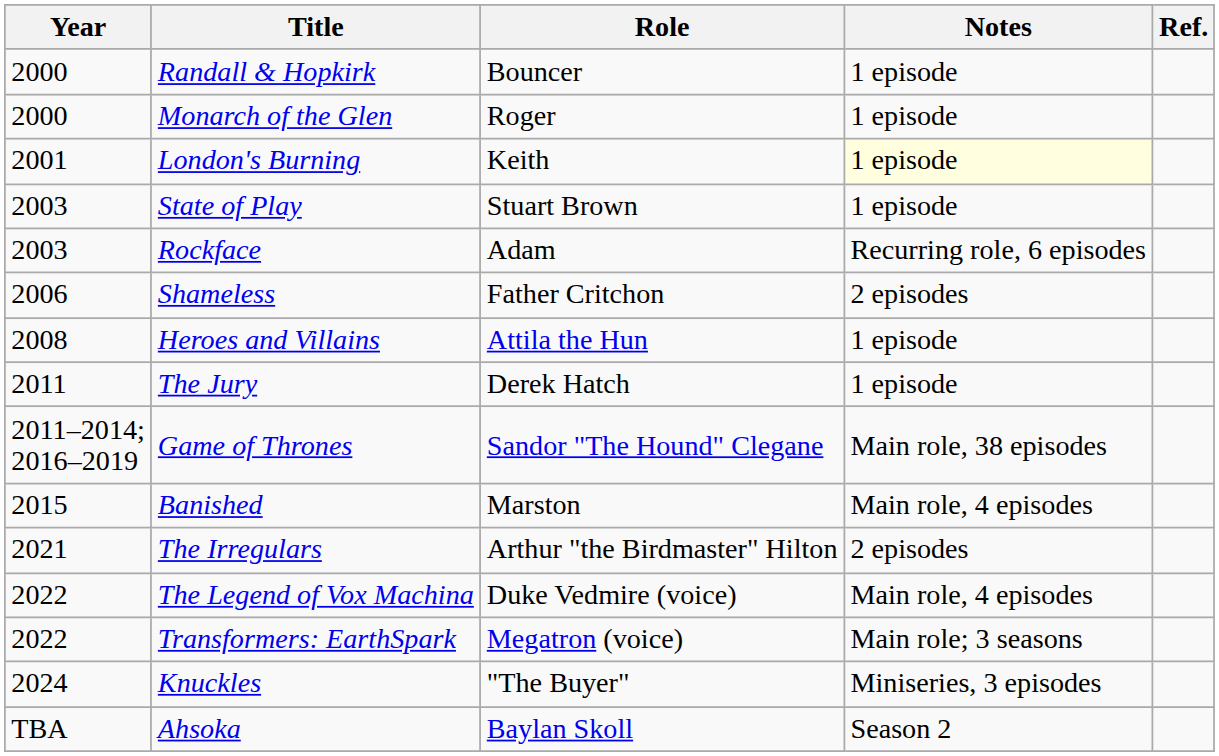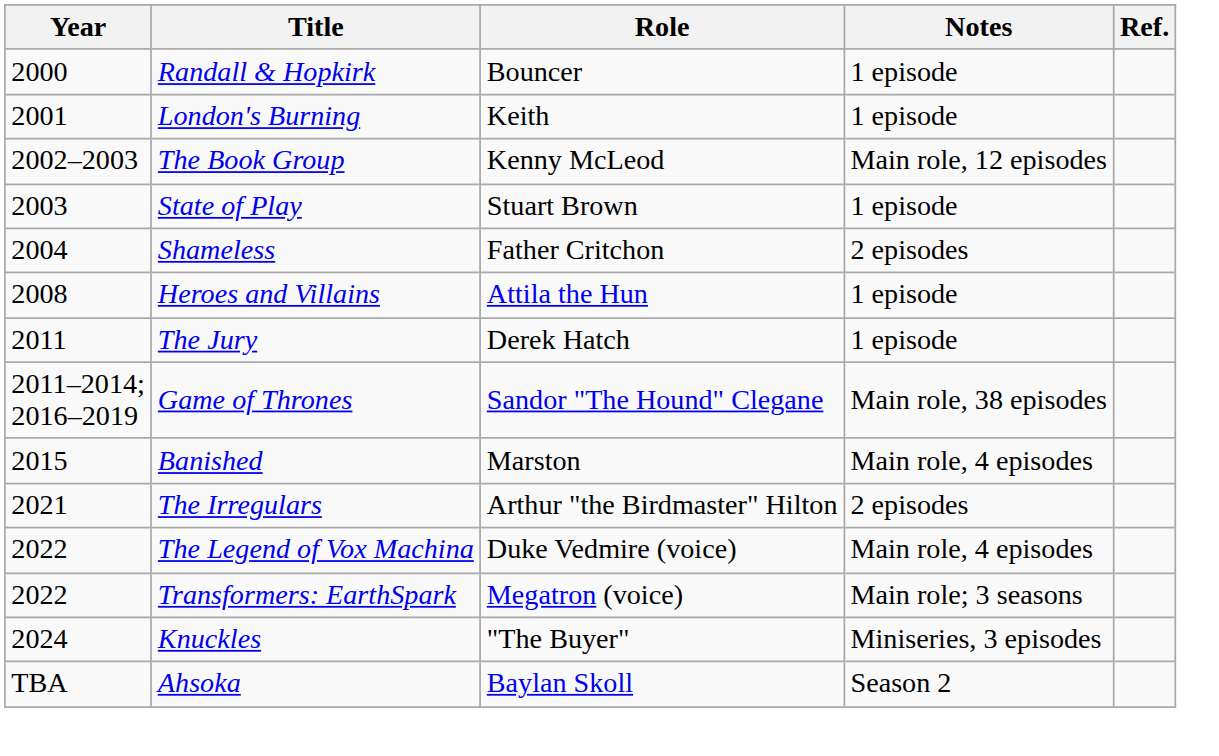- row: (275, 116)
(904, 160) lightyellow background -> (904, 116) no background
+ row: (251, 160)
- row: (209, 250)
(40, 294) 2006 -> (40, 250) 2004
